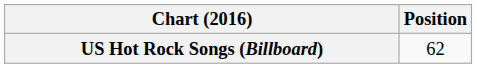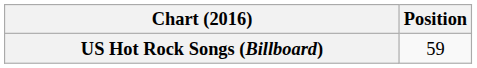(435, 48) 62 -> (435, 48) 59
